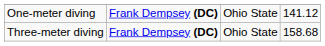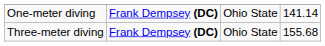(301, 13) 141.12 -> (301, 13) 141.14
(301, 31) 158.68 -> (301, 31) 155.68
